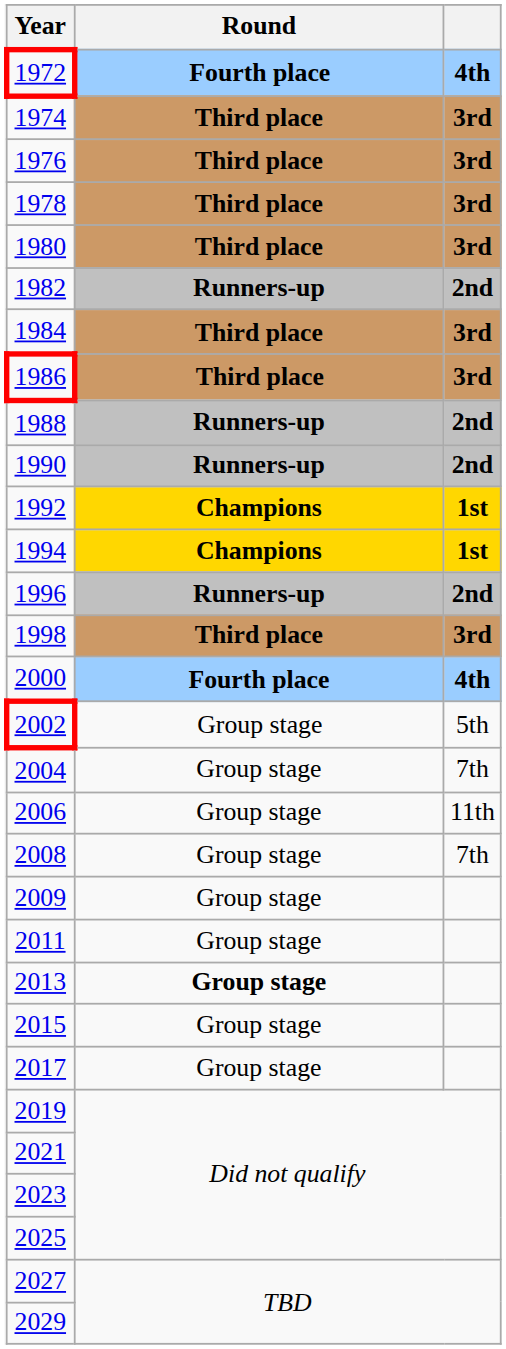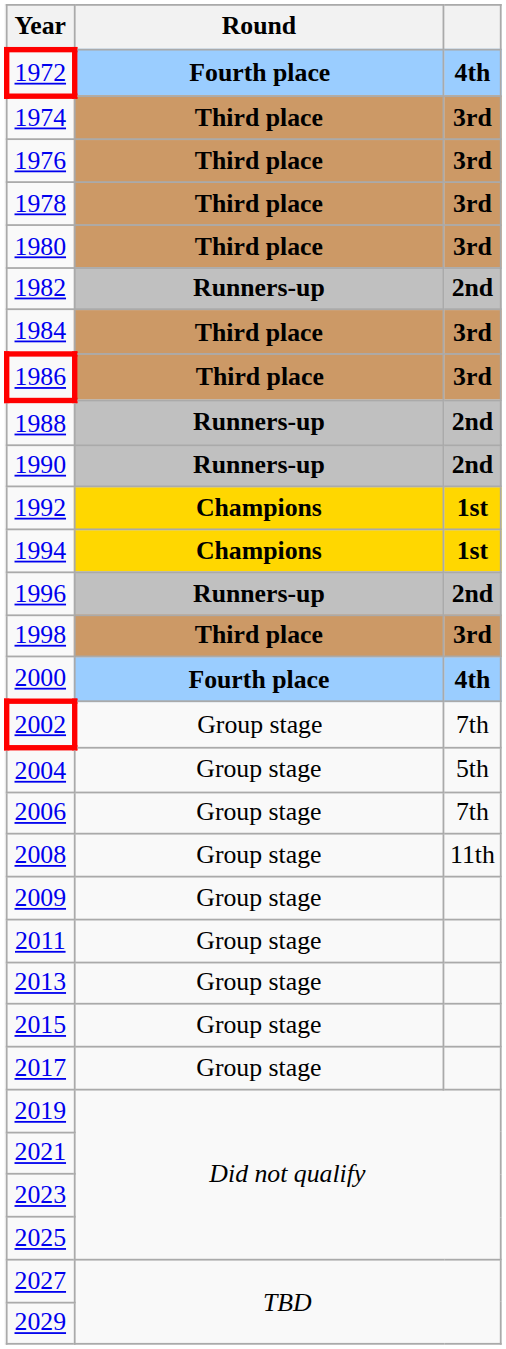(472, 724) 5th -> (472, 724) 7th
(472, 769) 7th -> (472, 769) 5th
(472, 812) 11th -> (472, 812) 7th
(472, 855) 7th -> (472, 855) 11th
(259, 982) bold -> (259, 982) normal
